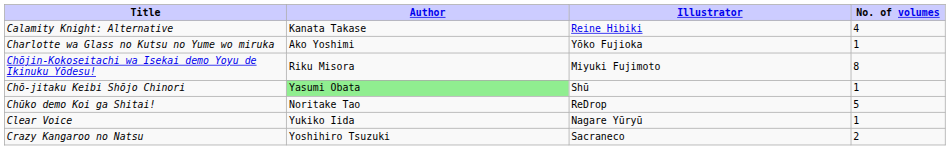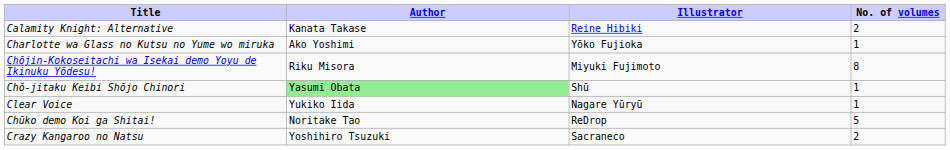(856, 29) 4 -> (856, 29) 2
rows swapped: (81, 104) <-> (39, 120)
